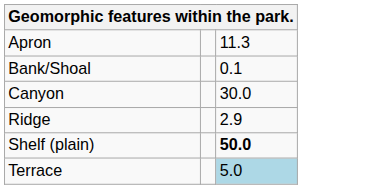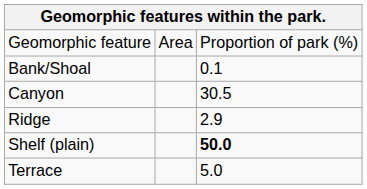+ row: (80, 42)
- row: (30, 42)
(236, 94) 30.0 -> (216, 94) 30.5
(231, 171) lightblue background -> (211, 171) no background
